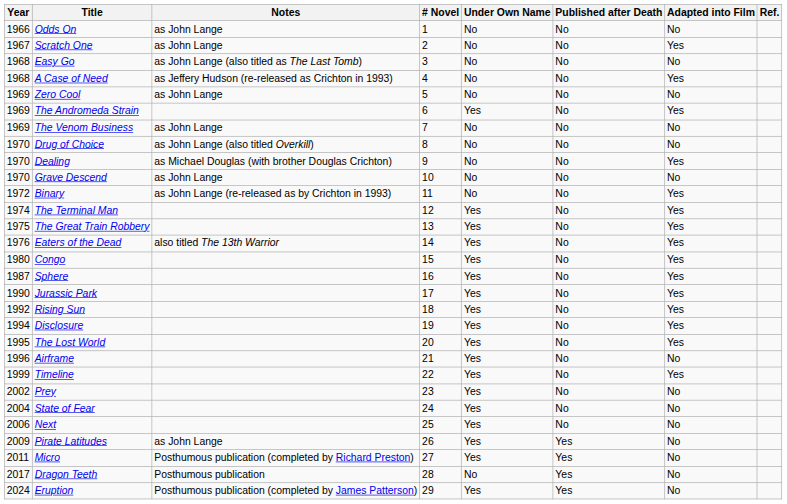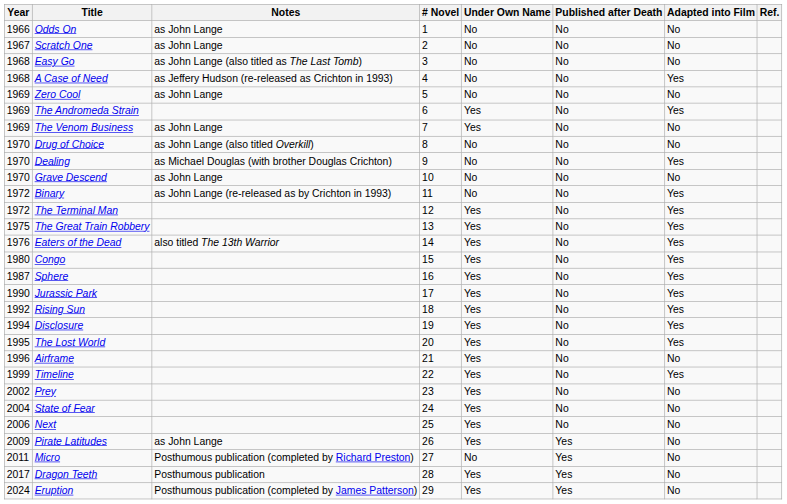(676, 45) Yes -> (674, 45) No
(471, 128) No -> (472, 128) Yes
(18, 210) 1974 -> (18, 210) 1972
(472, 458) Yes -> (471, 458) No
(471, 474) No -> (472, 474) Yes
